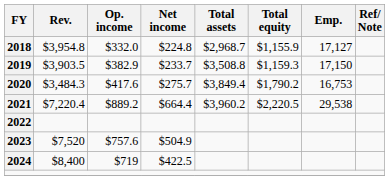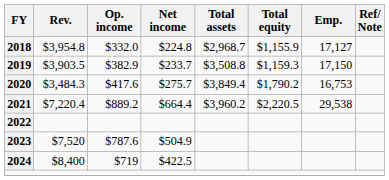(122, 141) $757.6 -> (122, 141) $787.6
